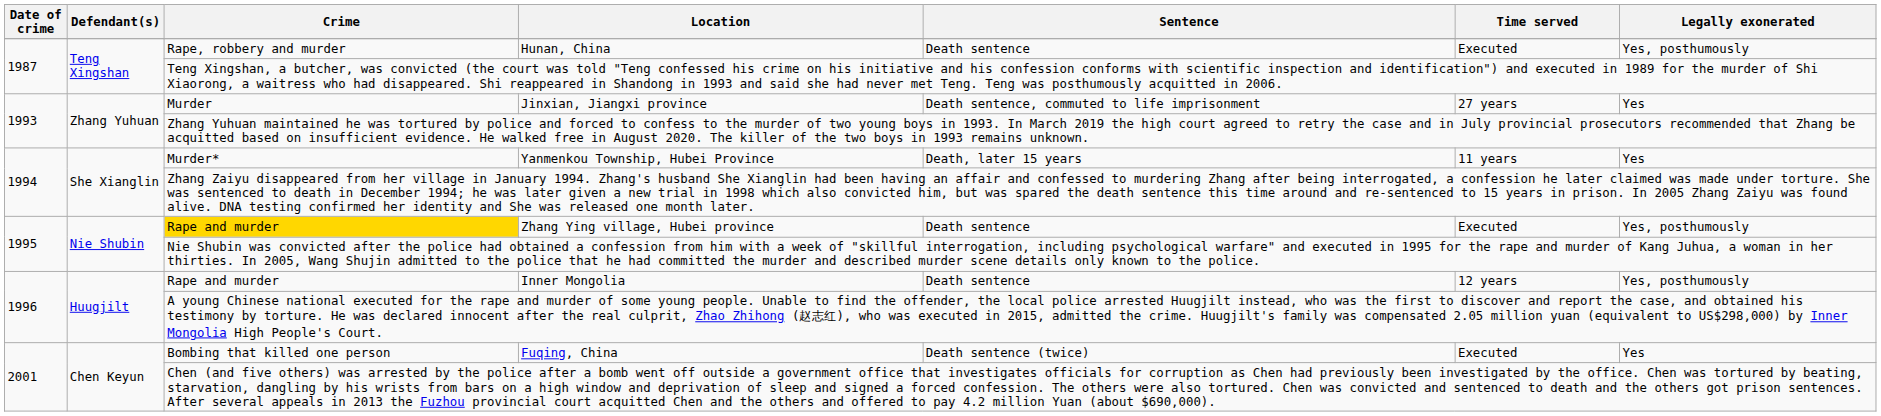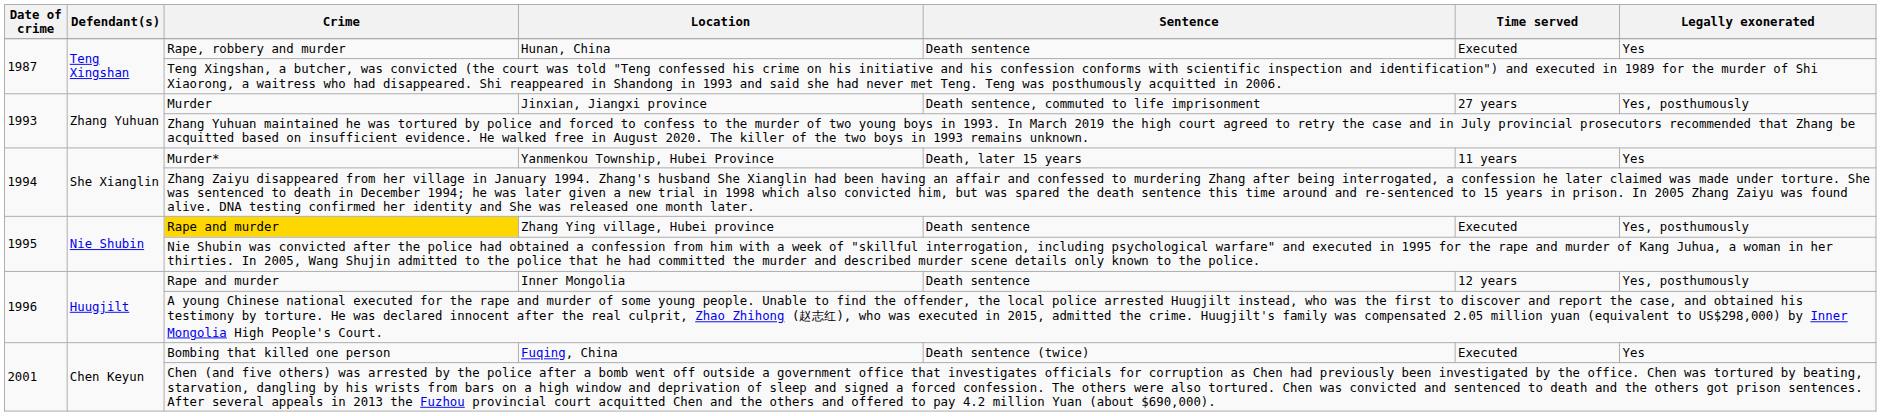(1686, 49) Yes, posthumously -> (1634, 49) Yes
(1634, 103) Yes -> (1686, 103) Yes, posthumously
